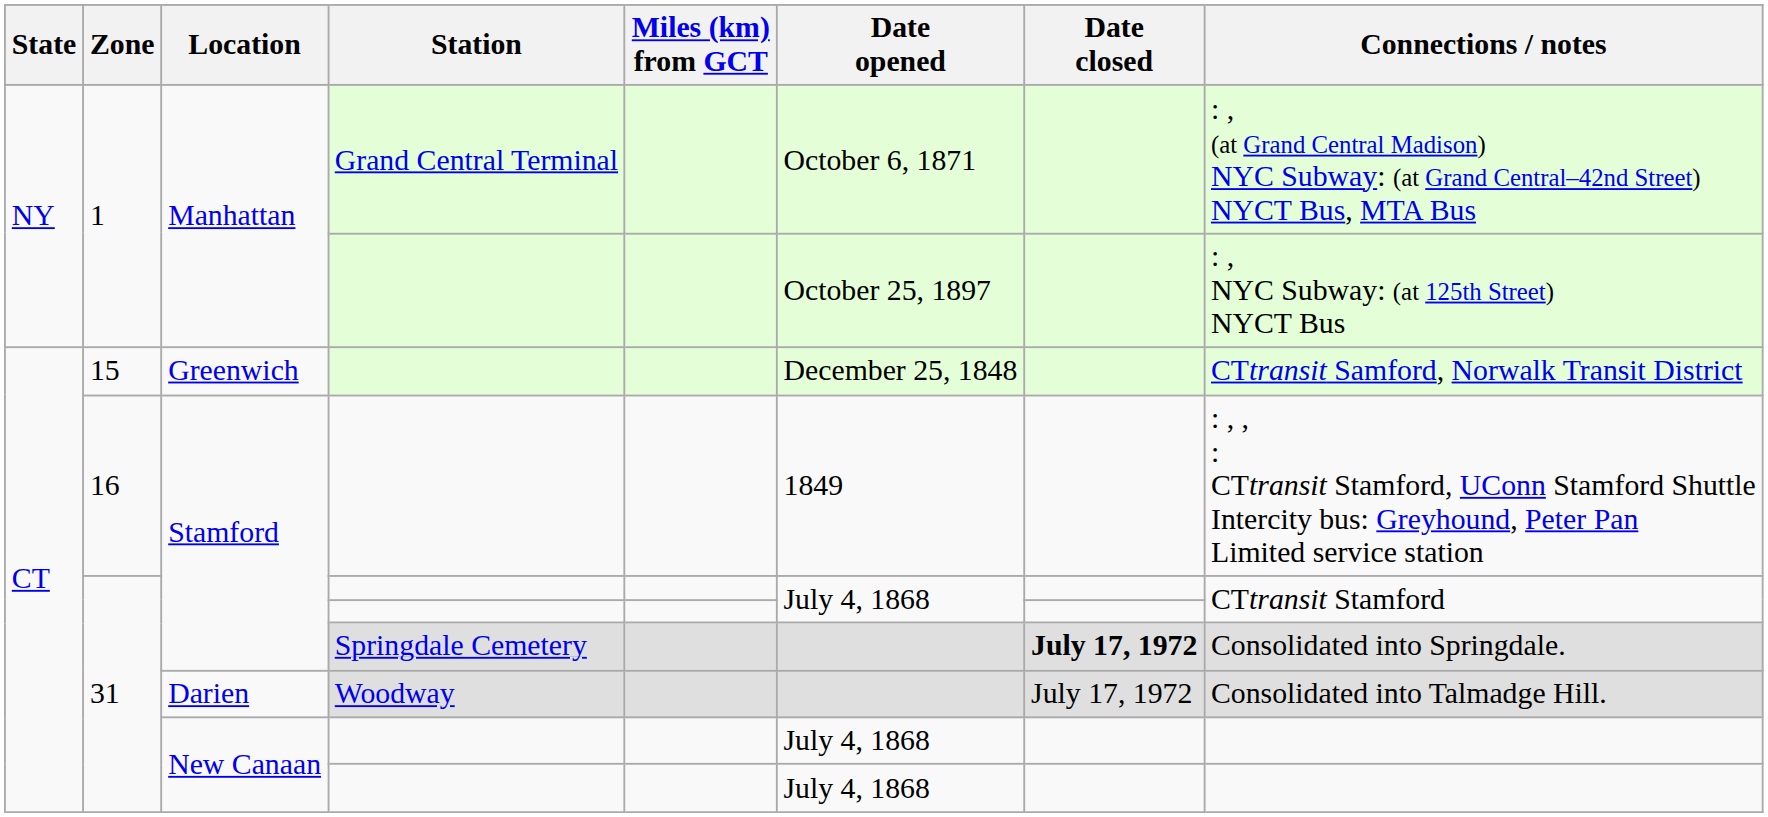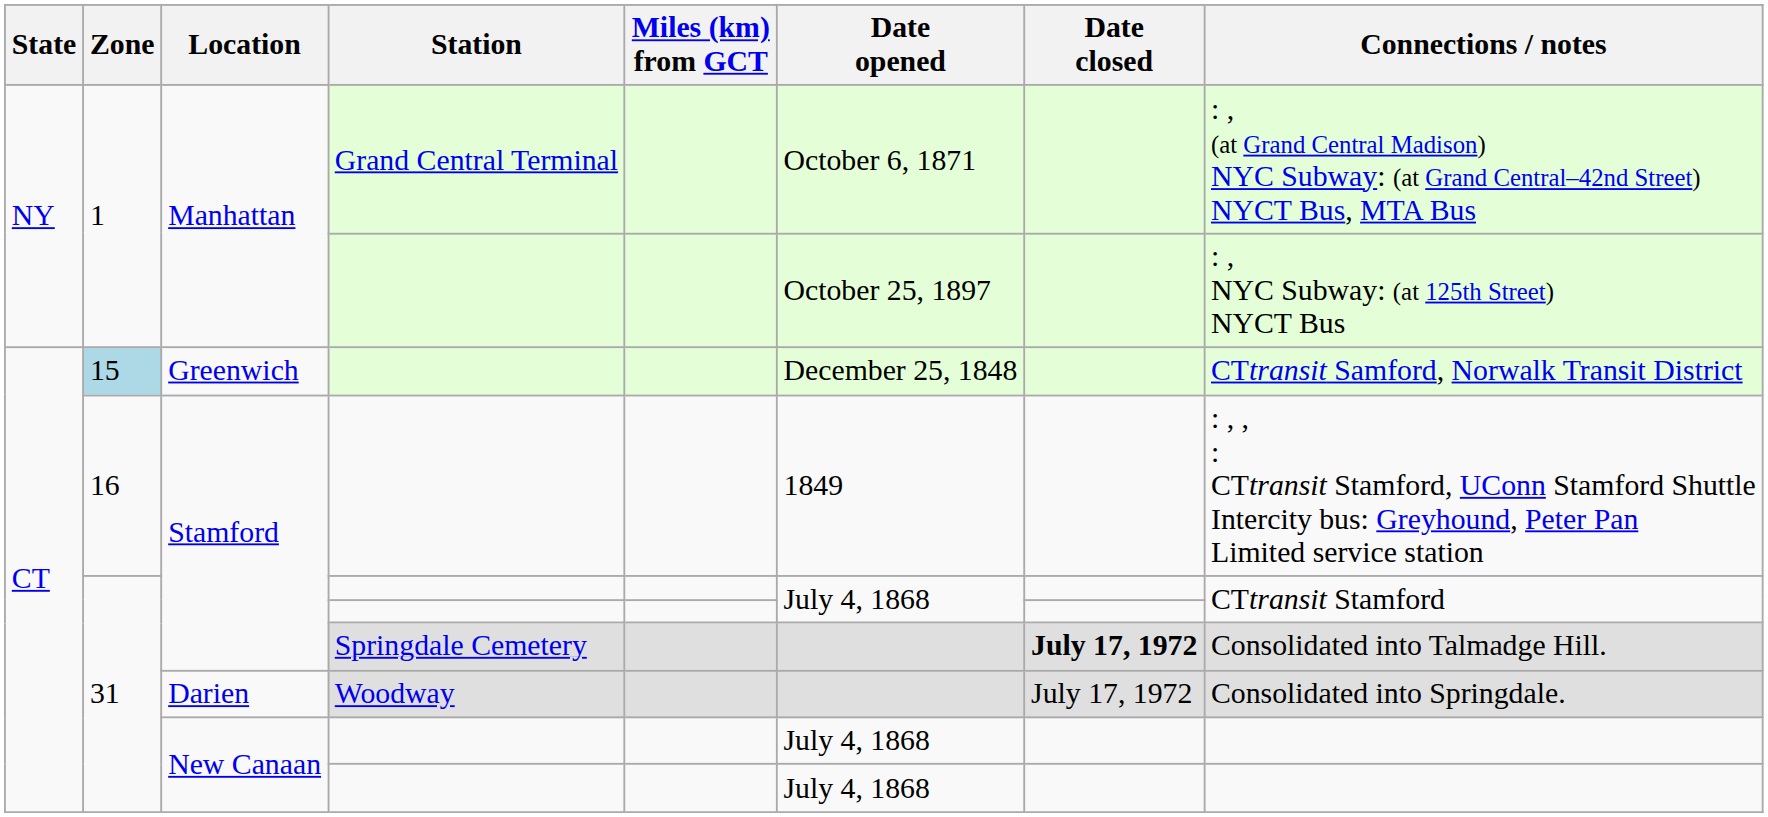(105, 370) no background -> (105, 370) lightblue background
(1388, 646) Consolidated into Springdale. -> (1409, 646) Consolidated into Talmadge Hill.
(1409, 693) Consolidated into Talmadge Hill. -> (1388, 693) Consolidated into Springdale.
